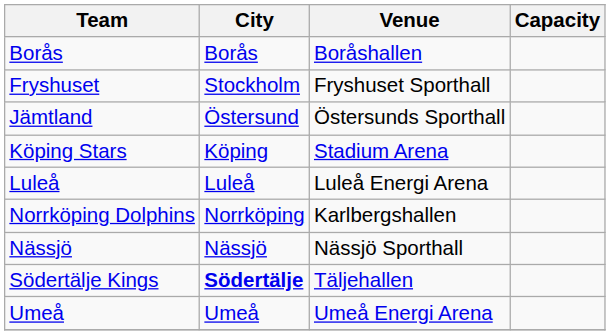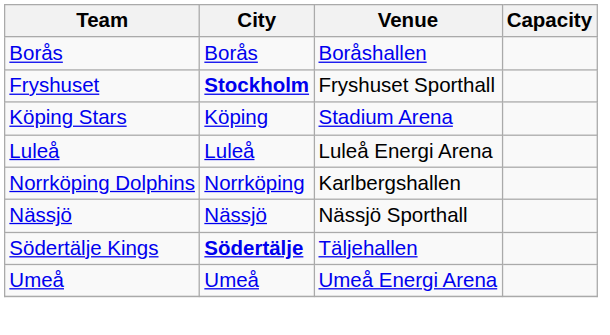(252, 85) normal -> (257, 85) bold
- row: (51, 118)
